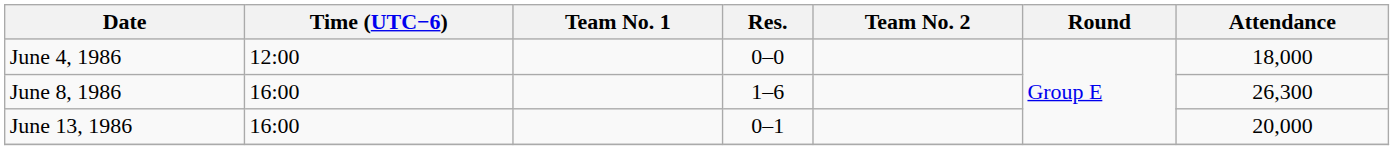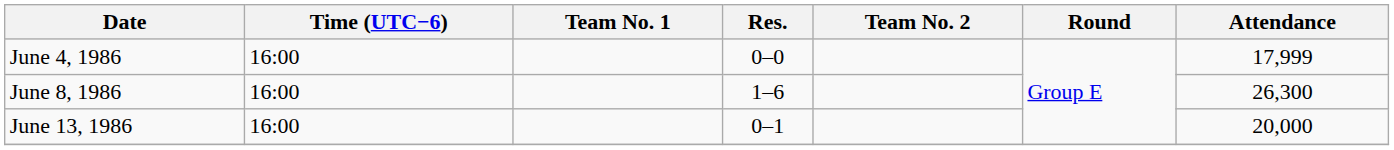(275, 56) 12:00 -> (275, 56) 16:00
(1282, 56) 18,000 -> (1282, 56) 17,999
